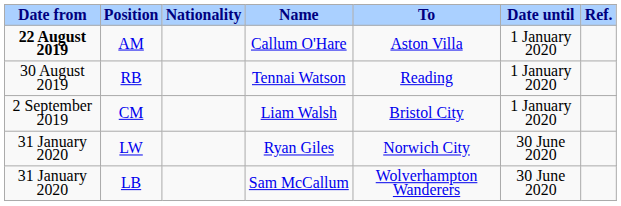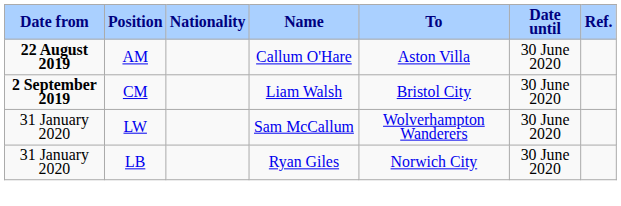(541, 43) 1 January 2020 -> (545, 57) 30 June 2020
- row: (131, 78)
(52, 113) normal -> (54, 92) bold
(541, 113) 1 January 2020 -> (545, 92) 30 June 2020
(299, 148) Ryan Giles -> (304, 127) Sam McCallum
(427, 148) Norwich City -> (434, 127) Wolverhampton Wanderers
(299, 183) Sam McCallum -> (304, 162) Ryan Giles
(427, 183) Wolverhampton Wanderers -> (434, 162) Norwich City
